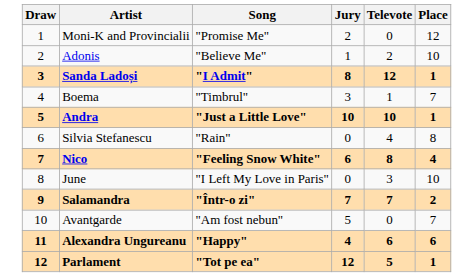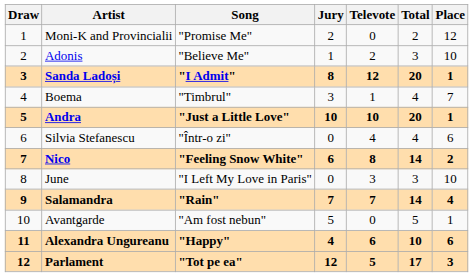+ column: (415, 14)
(213, 138) "Rain" -> (205, 138) "Într-o zi"
(433, 138) 8 -> (450, 138) 6
(433, 158) 4 -> (450, 158) 2
(225, 199) "Într-o zi" -> (199, 199) "Rain"
(433, 199) 2 -> (450, 199) 4
(433, 220) 7 -> (450, 220) 1
(433, 261) 1 -> (450, 261) 3
